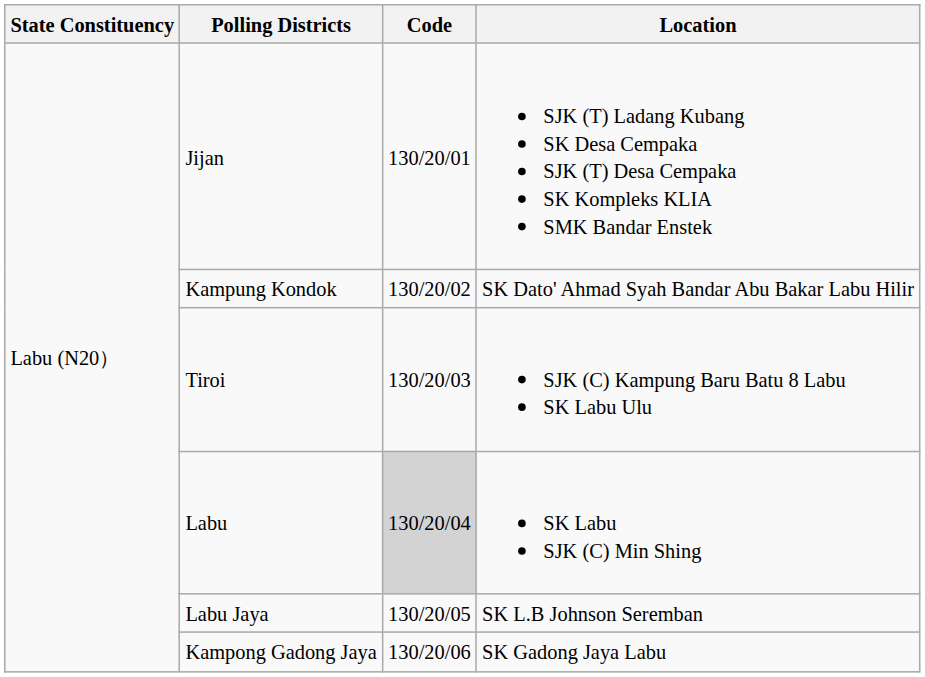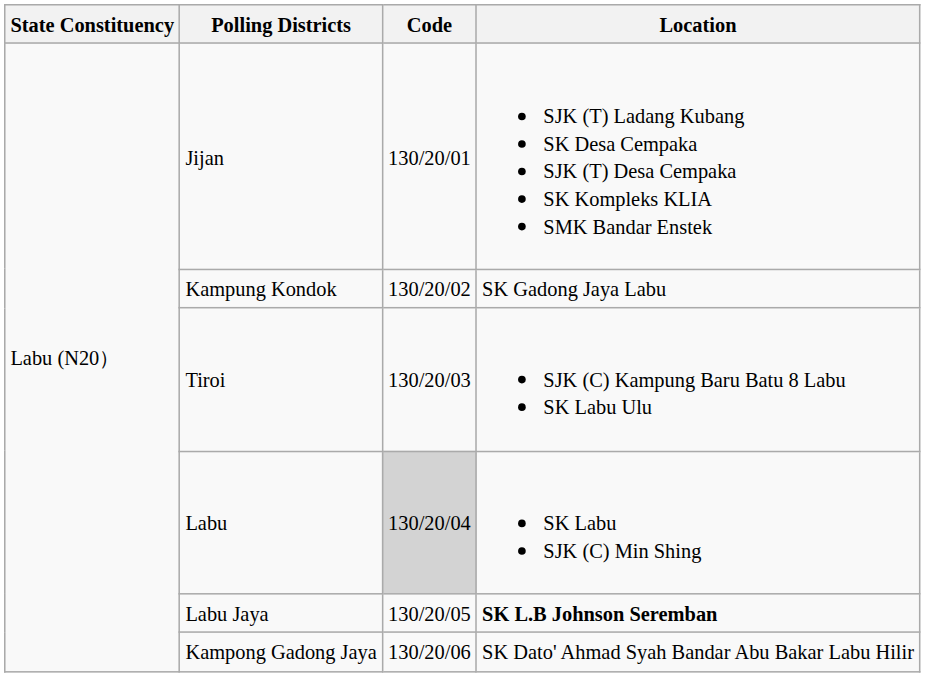(698, 289) SK Dato' Ahmad Syah Bandar Abu Bakar Labu Hilir -> (574, 289) SK Gadong Jaya Labu
(593, 614) normal -> (600, 612) bold
(574, 653) SK Gadong Jaya Labu -> (698, 653) SK Dato' Ahmad Syah Bandar Abu Bakar Labu Hilir
